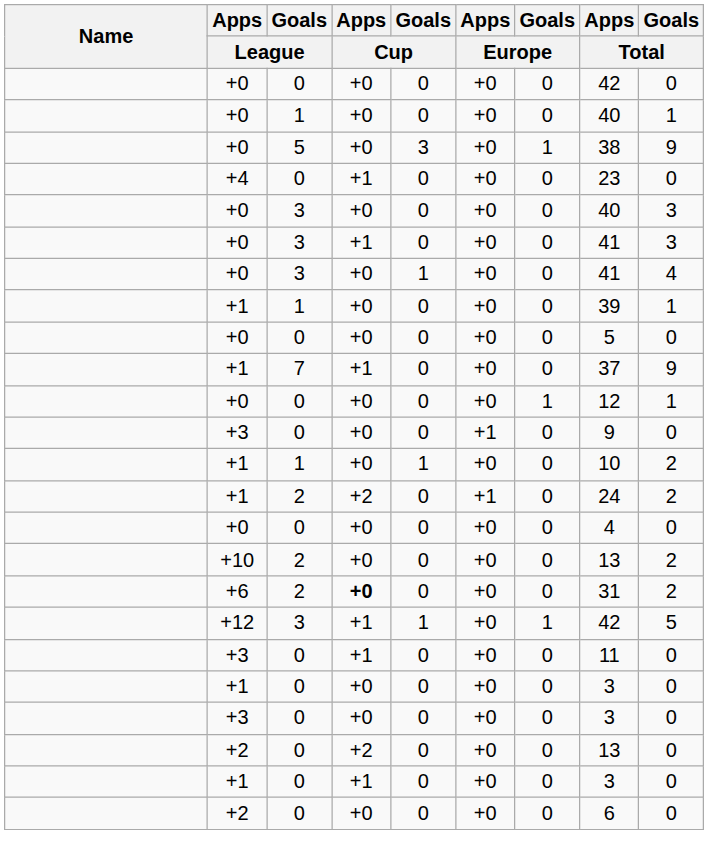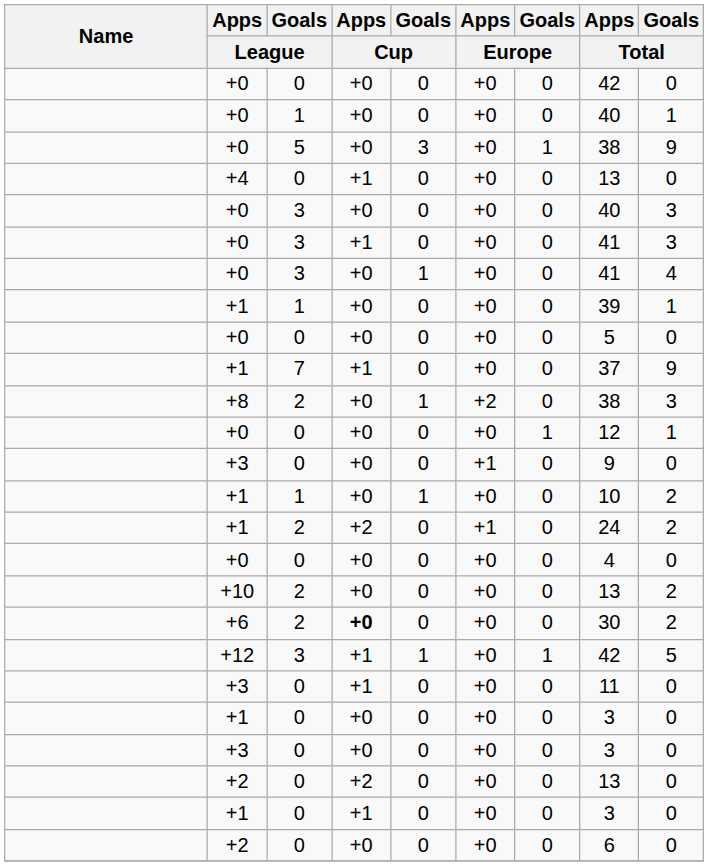(609, 178) 23 -> (609, 178) 13
+ row: (237, 400)
(609, 591) 31 -> (609, 623) 30
